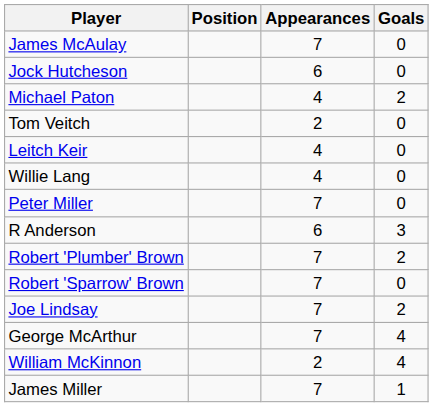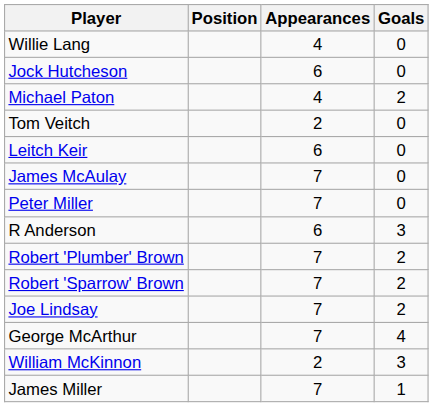rows swapped: (67, 44) <-> (49, 177)
(318, 150) 4 -> (318, 150) 6
(401, 283) 0 -> (401, 283) 2
(401, 362) 4 -> (401, 362) 3
